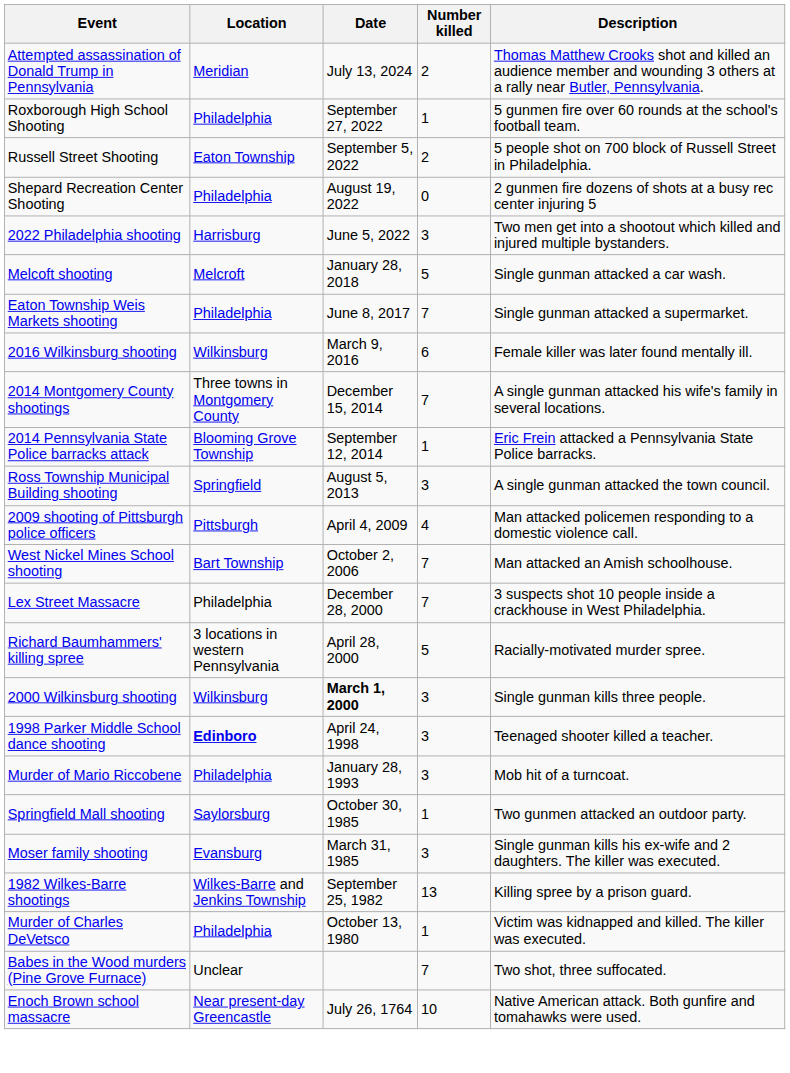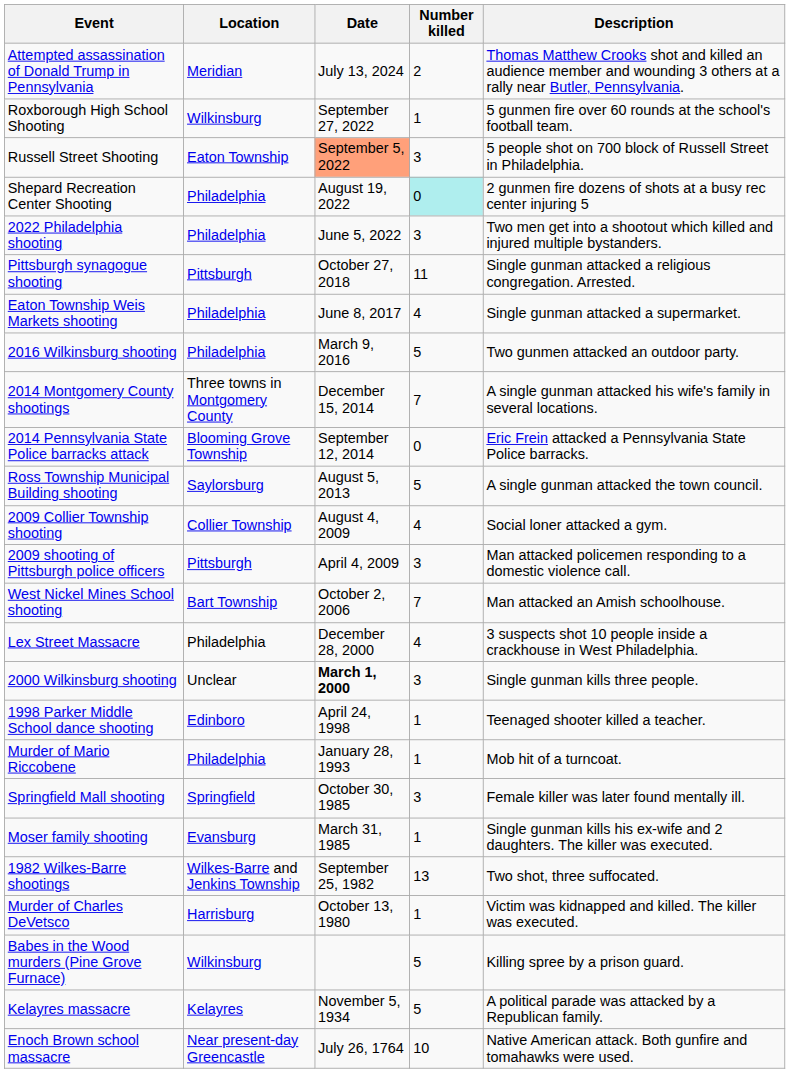(232, 118) Philadelphia -> (224, 118) Wilkinsburg
(370, 157) no background -> (361, 157) lightsalmon background
(425, 157) 2 -> (417, 157) 3
(425, 196) no background -> (417, 196) paleturquoise background
(227, 235) Harrisburg -> (226, 235) Philadelphia
+ row: (77, 274)
- row: (60, 274)
(425, 313) 7 -> (417, 313) 4
(230, 352) Wilkinsburg -> (226, 352) Philadelphia
(425, 352) 6 -> (417, 352) 5
(623, 352) Female killer was later found mentally ill. -> (613, 352) Two gunmen attacked an outdoor party.
(425, 446) 1 -> (417, 446) 0
(227, 485) Springfield -> (225, 485) Saylorsburg
(425, 485) 3 -> (417, 485) 5
+ row: (78, 524)
(425, 524) 4 -> (417, 563) 3
(425, 602) 7 -> (417, 641) 4
- row: (85, 650)
(230, 697) Wilkinsburg -> (212, 681) Unclear
(225, 736) bold -> (216, 720) normal
(425, 736) 3 -> (417, 720) 1
(425, 775) 3 -> (417, 759) 1
(232, 814) Saylorsburg -> (221, 798) Springfield
(425, 814) 1 -> (417, 798) 3
(620, 814) Two gunmen attacked an outdoor party. -> (616, 798) Female killer was later found mentally ill.
(425, 853) 3 -> (417, 837) 1
(593, 892) Killing spree by a prison guard. -> (573, 876) Two shot, three suffocated.
(232, 931) Philadelphia -> (221, 915) Harrisburg
(218, 970) Unclear -> (224, 962) Wilkinsburg
(425, 970) 7 -> (417, 962) 5
(580, 970) Two shot, three suffocated. -> (585, 962) Killing spree by a prison guard.
+ row: (69, 1009)
